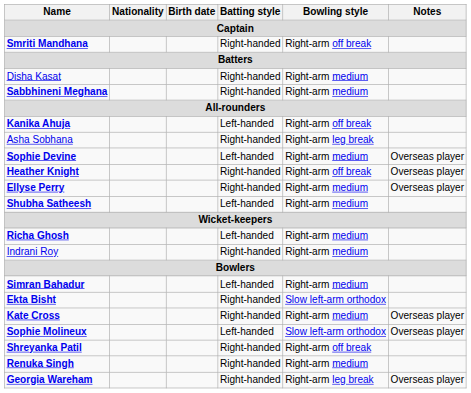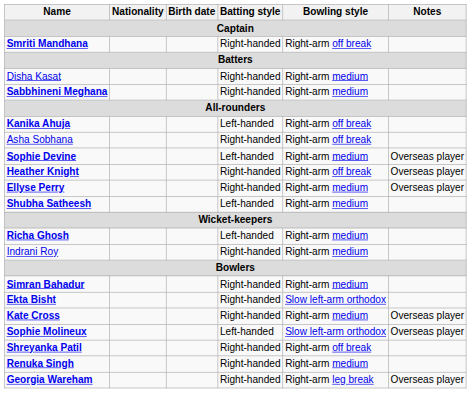(329, 140) Right-arm leg break -> (328, 140) Right-arm off break
(247, 284) Left-handed -> (250, 284) Right-handed
